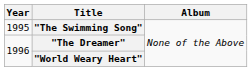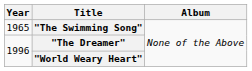(18, 28) 1995 -> (18, 28) 1965
